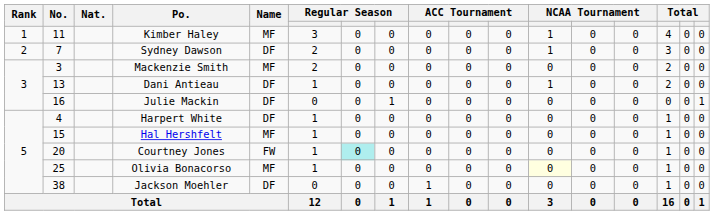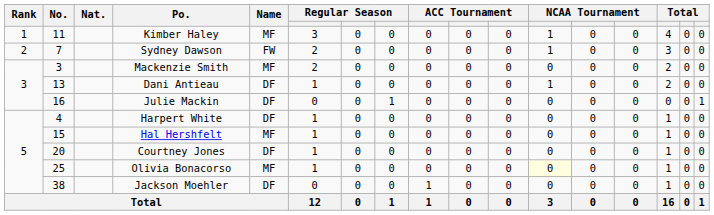(269, 52) DF -> (269, 52) FW
(269, 152) FW -> (269, 152) DF
(358, 152) paleturquoise background -> (358, 152) no background
